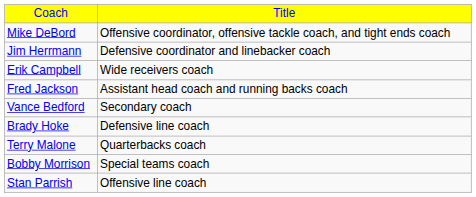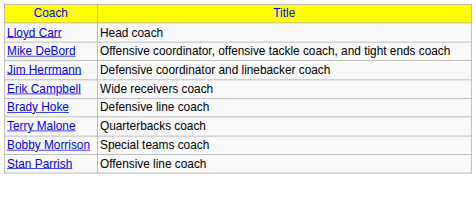+ row: (34, 32)
- row: (43, 88)
- row: (46, 107)
